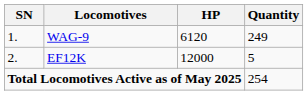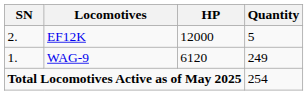rows swapped: (68, 36) <-> (67, 57)
